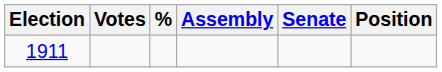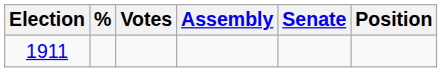columns swapped: (120, 19) <-> (163, 19)
